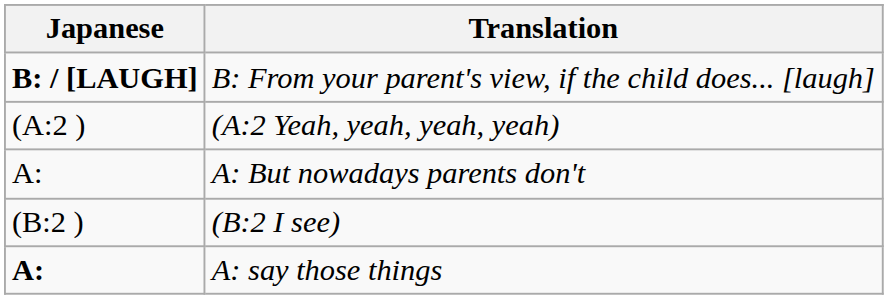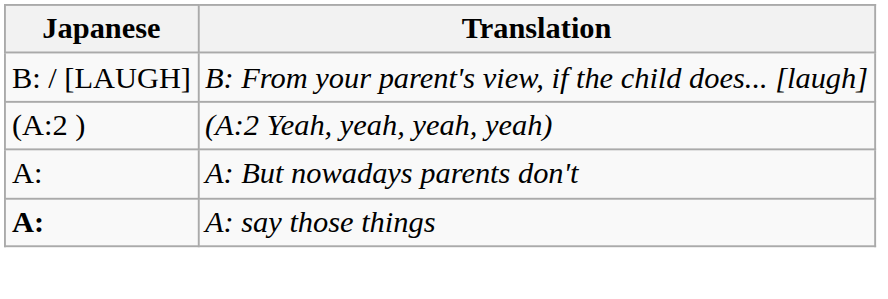(105, 76) bold -> (101, 76) normal
- row: (276, 221)
